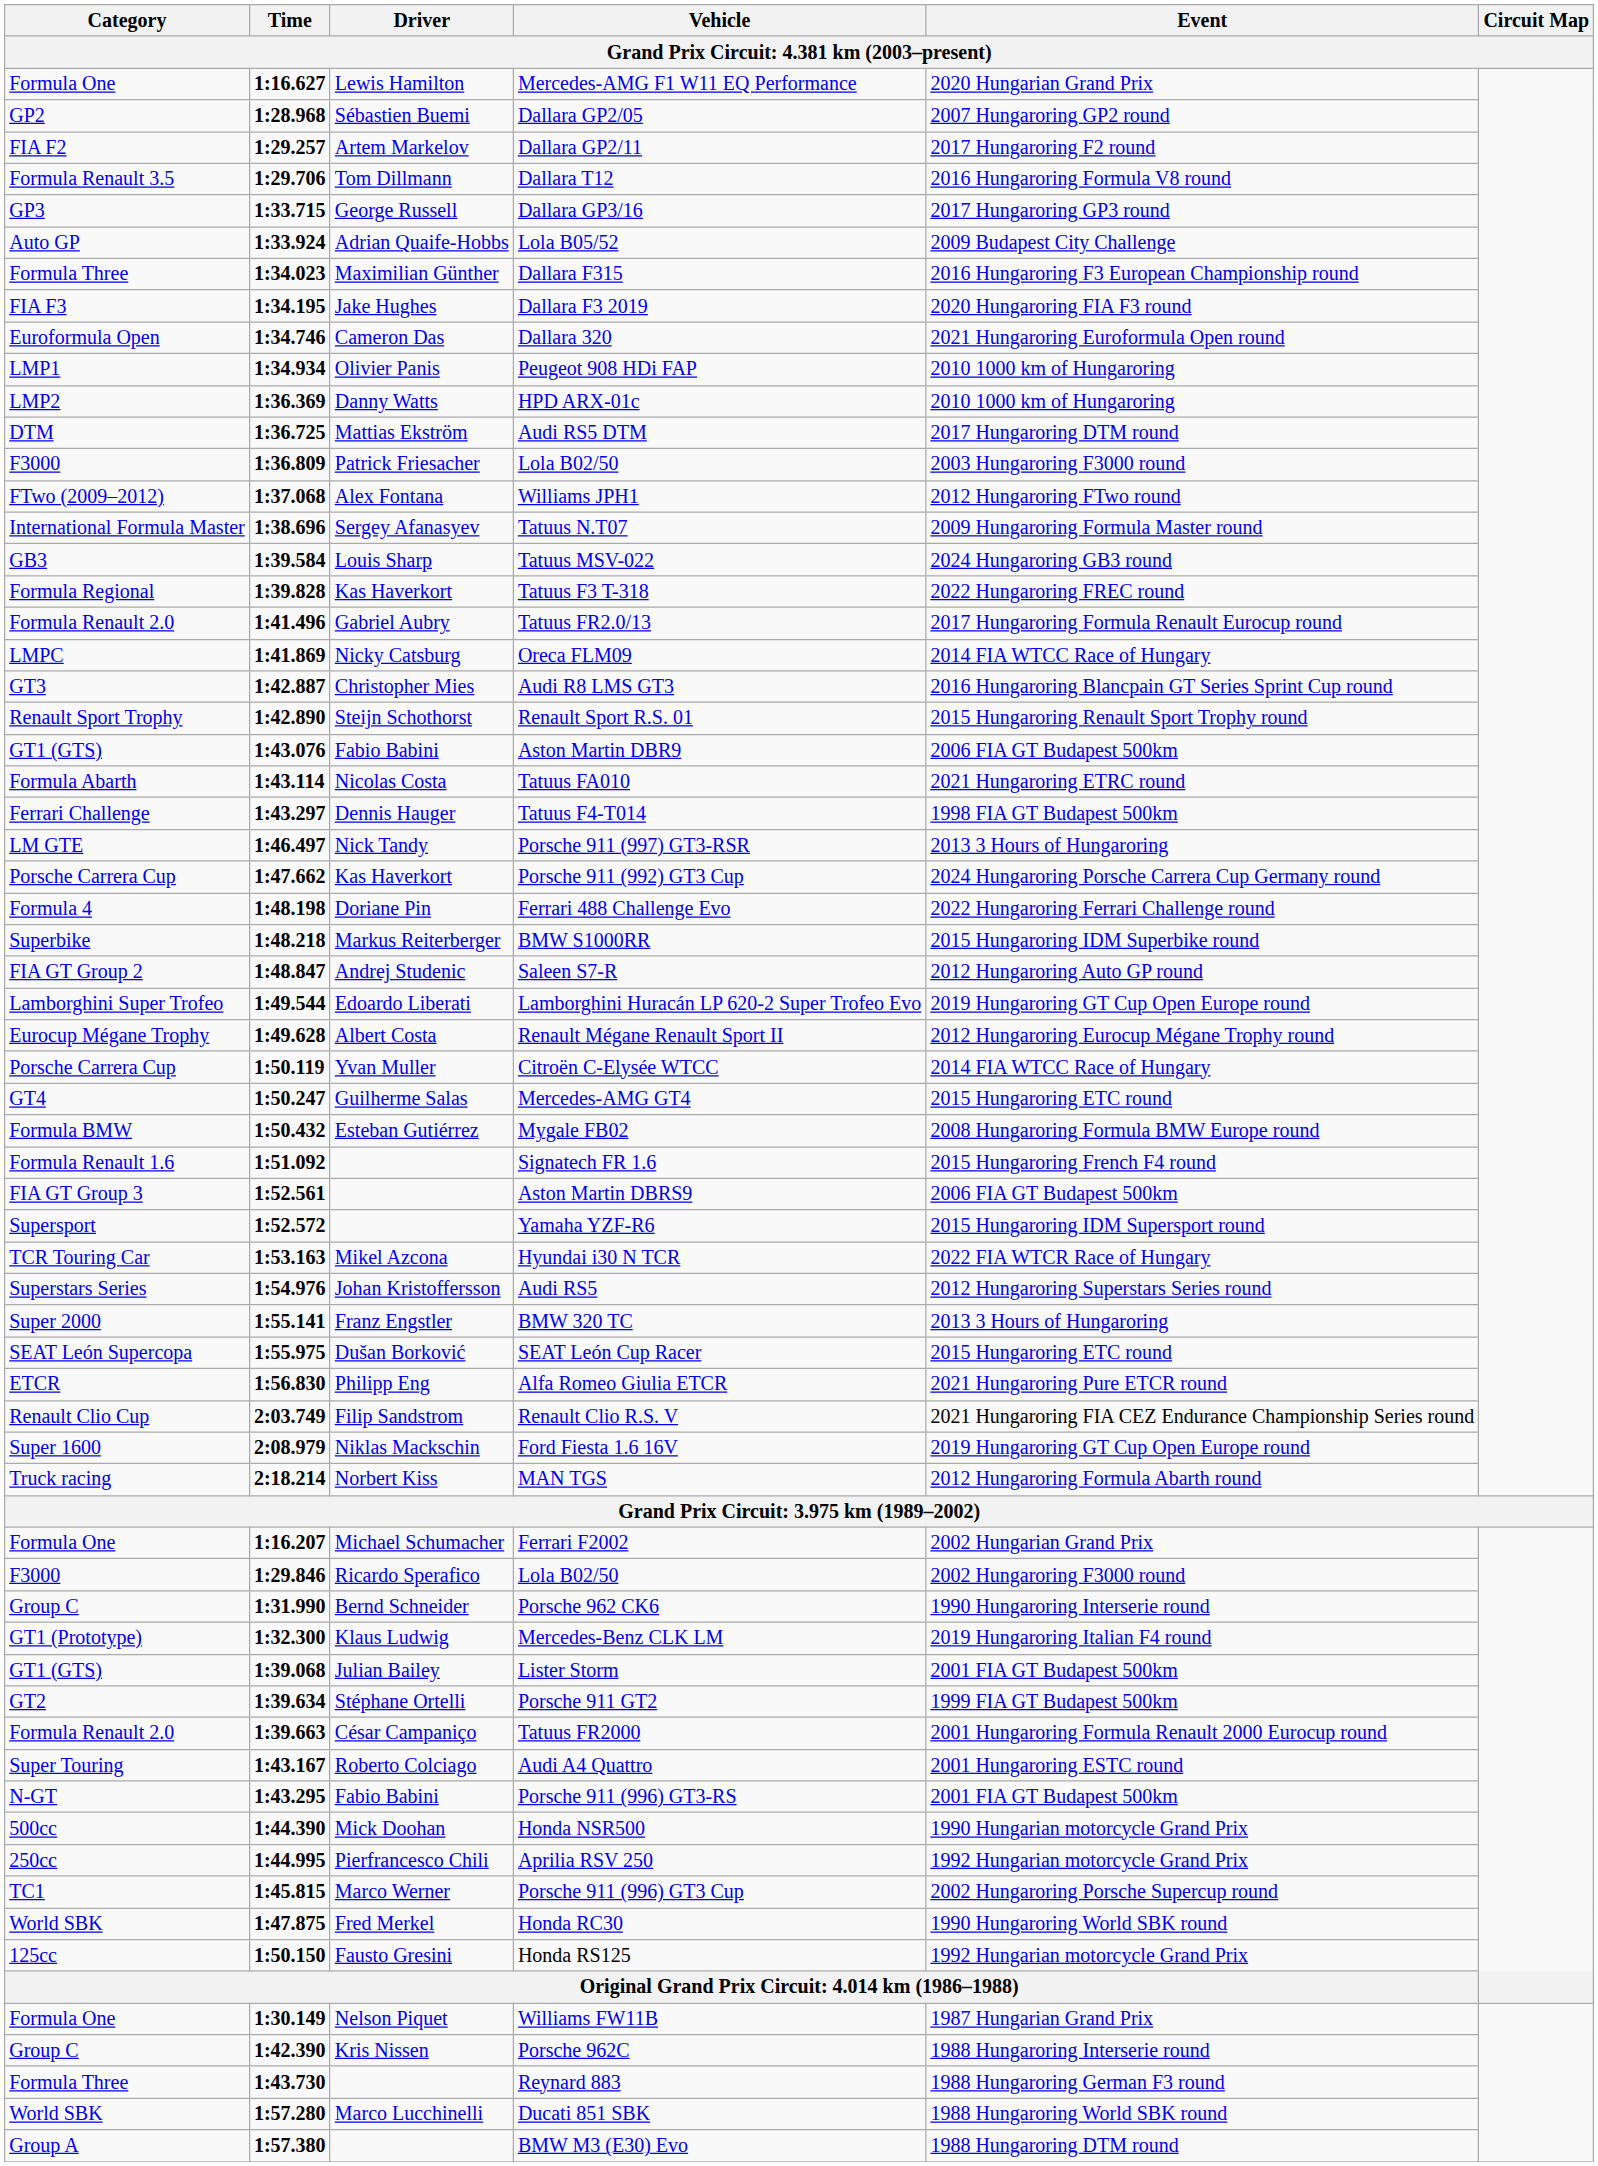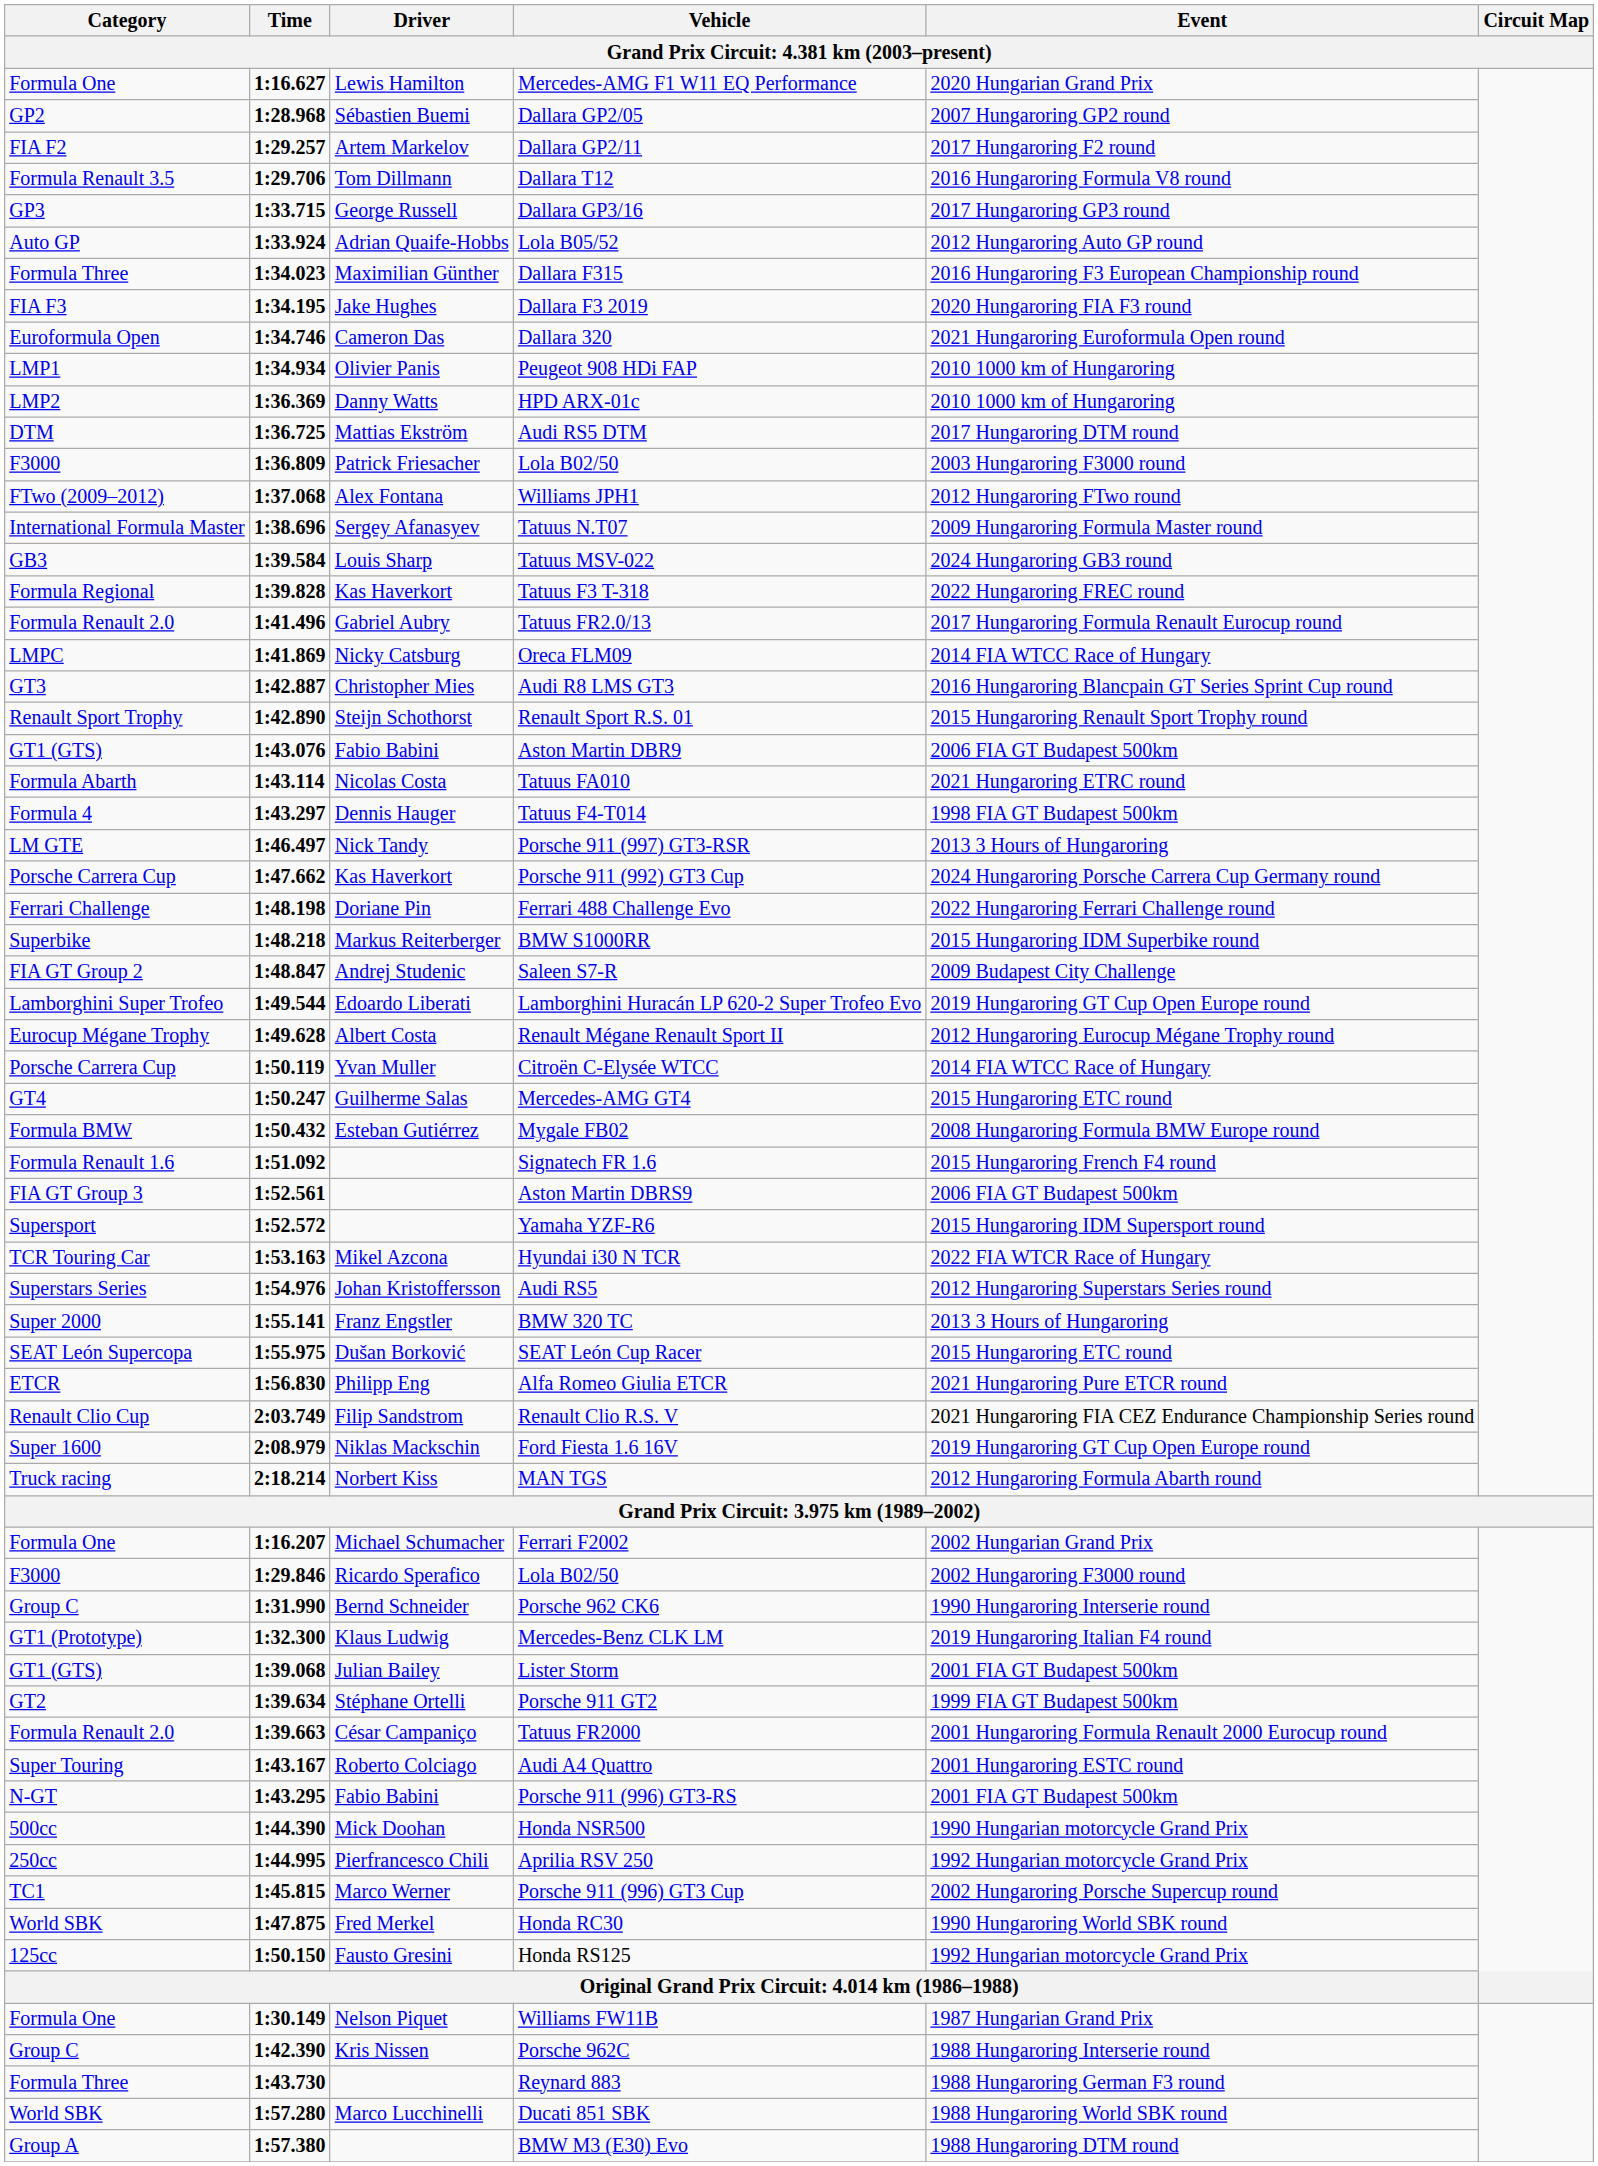(1053, 242) 2009 Budapest City Challenge -> (1067, 242) 2012 Hungaroring Auto GP round
(79, 813) Ferrari Challenge -> (51, 813) Formula 4
(51, 908) Formula 4 -> (79, 908) Ferrari Challenge
(1067, 971) 2012 Hungaroring Auto GP round -> (1053, 971) 2009 Budapest City Challenge
